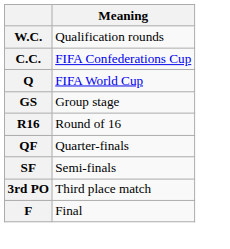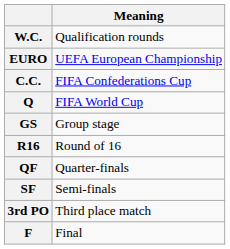+ row: (28, 58)
